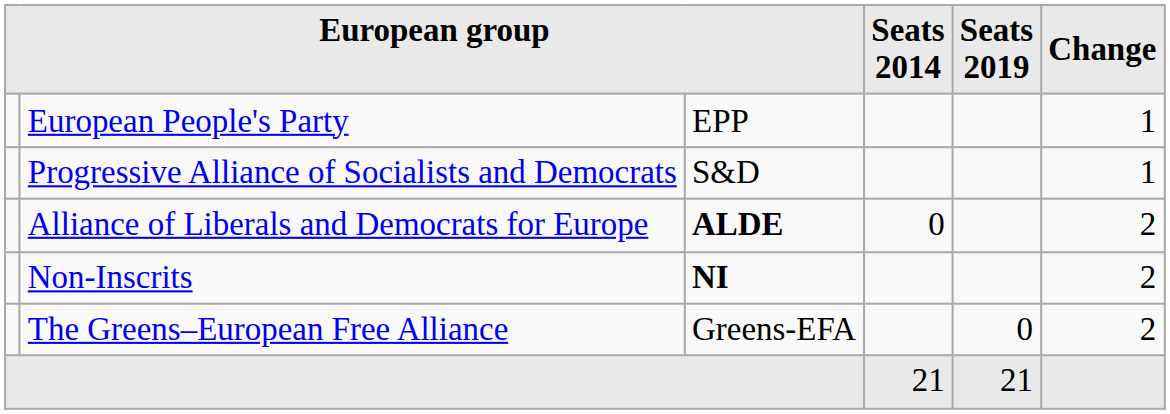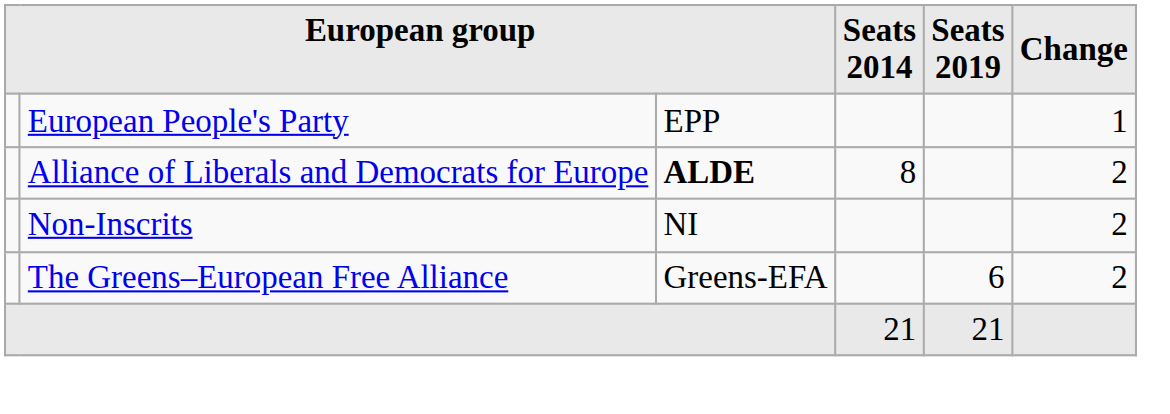- row: (352, 172)
(936, 224) 0 -> (908, 172) 8
(710, 276) bold -> (681, 224) normal
(1025, 329) 0 -> (996, 276) 6
